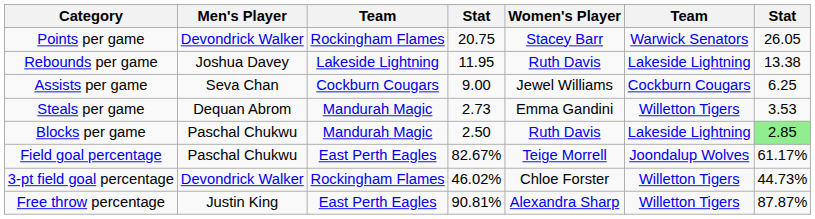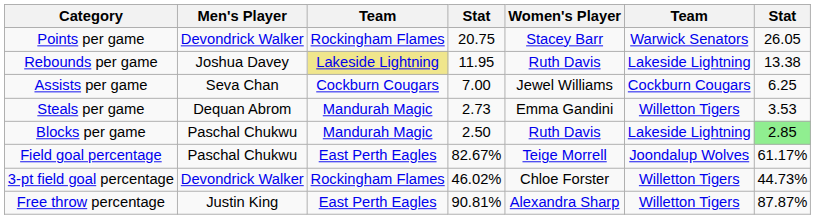(378, 62) no background -> (378, 62) khaki background
(476, 86) 9.00 -> (476, 86) 7.00
